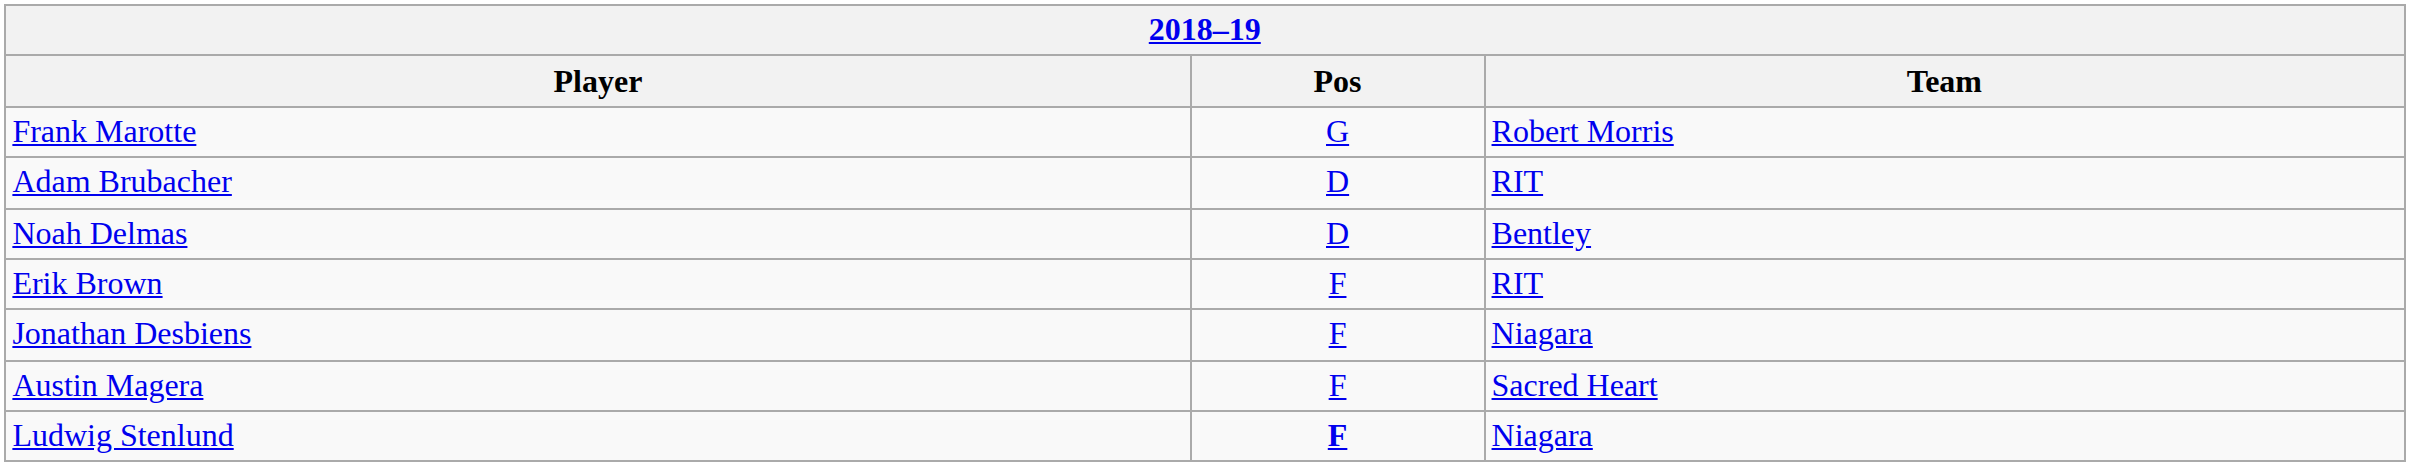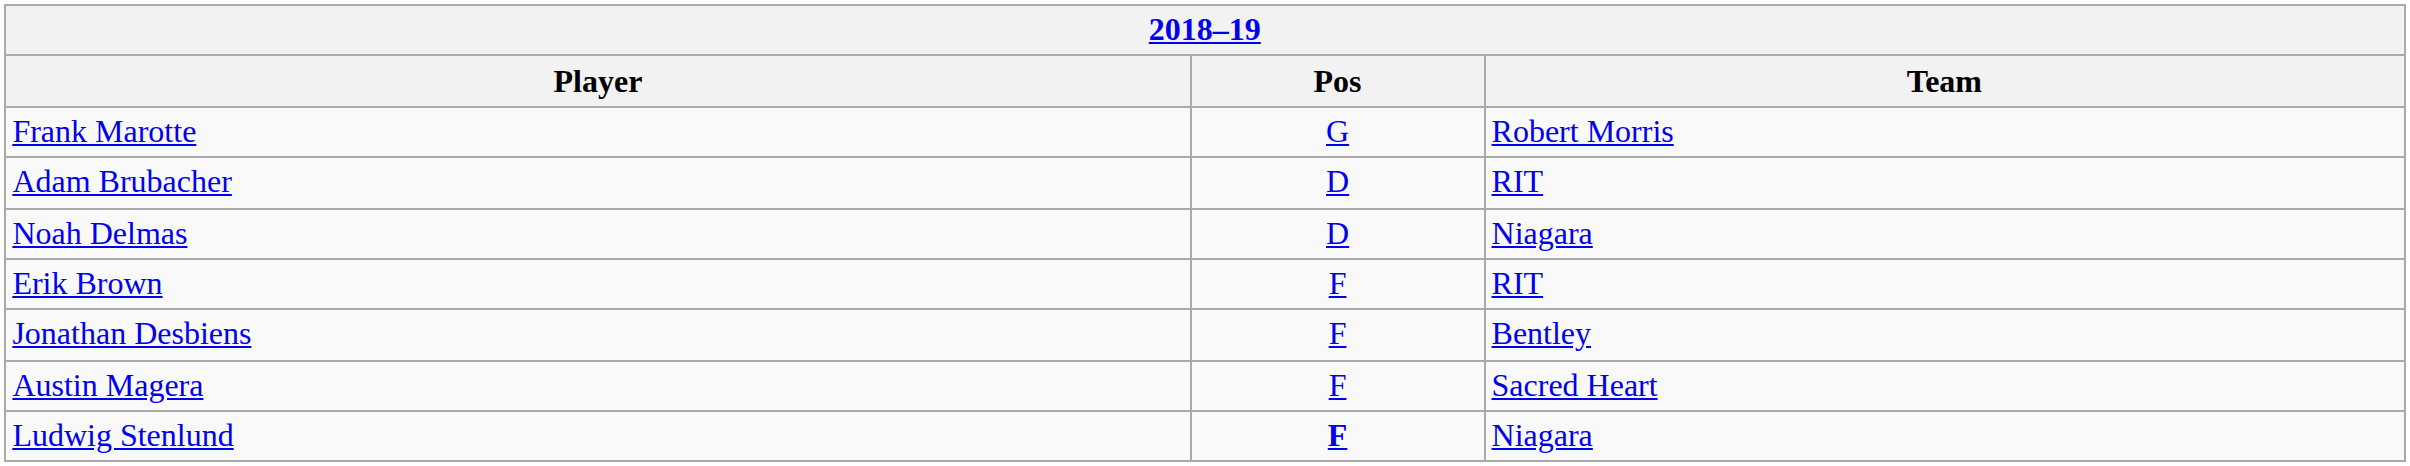(1541, 232) Bentley -> (1542, 232) Niagara
(1542, 334) Niagara -> (1541, 334) Bentley
